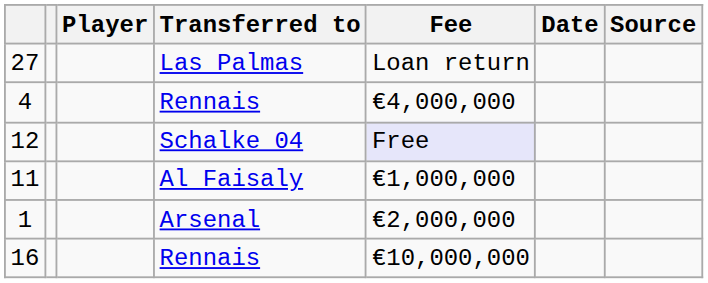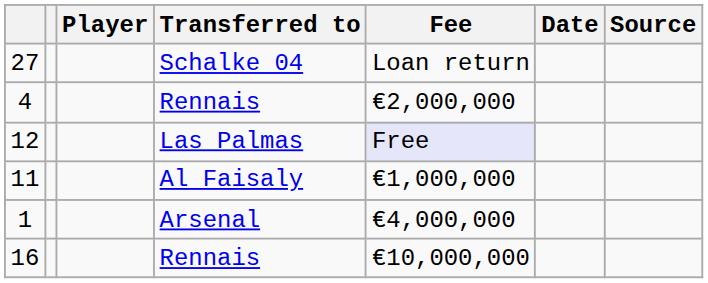(231, 63) Las Palmas -> (231, 63) Schalke 04
(444, 102) €4,000,000 -> (444, 102) €2,000,000
(231, 141) Schalke 04 -> (231, 141) Las Palmas
(444, 219) €2,000,000 -> (444, 219) €4,000,000
